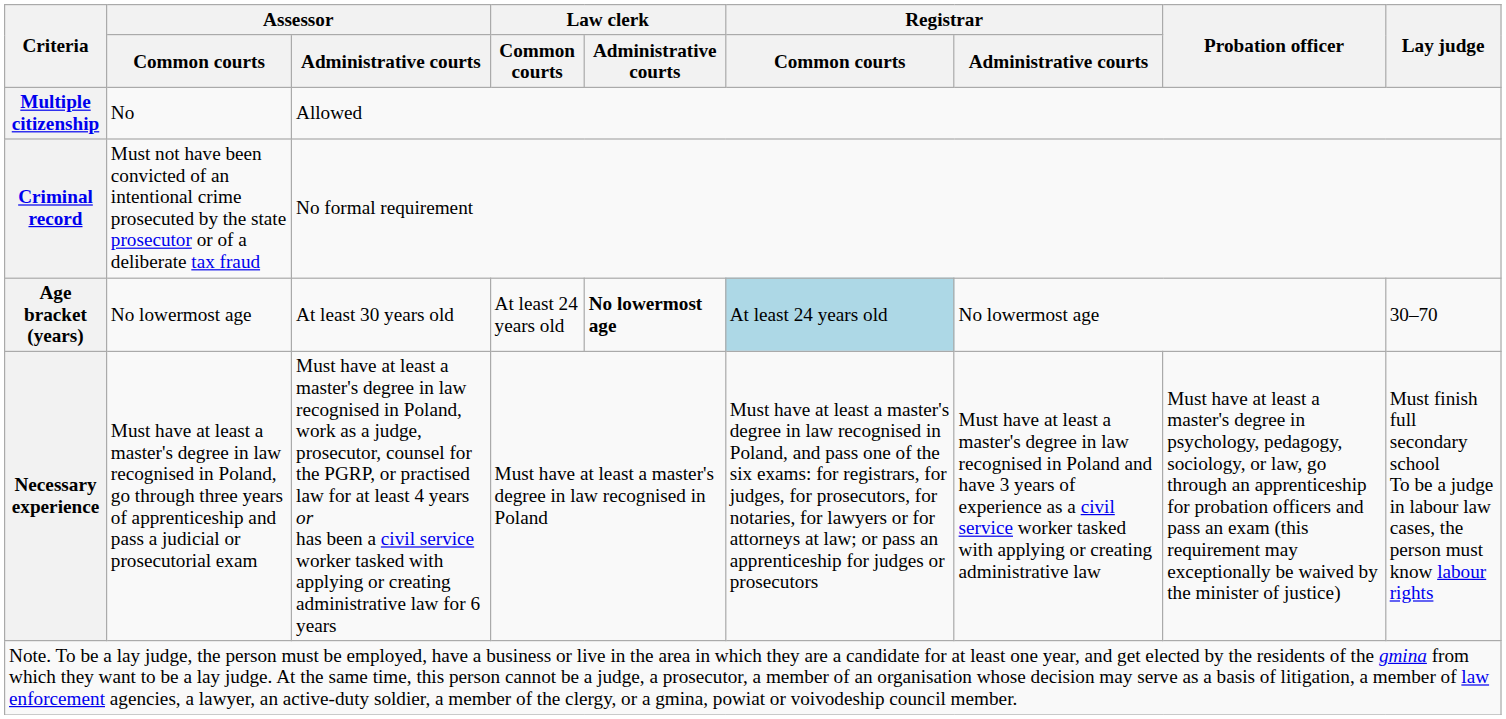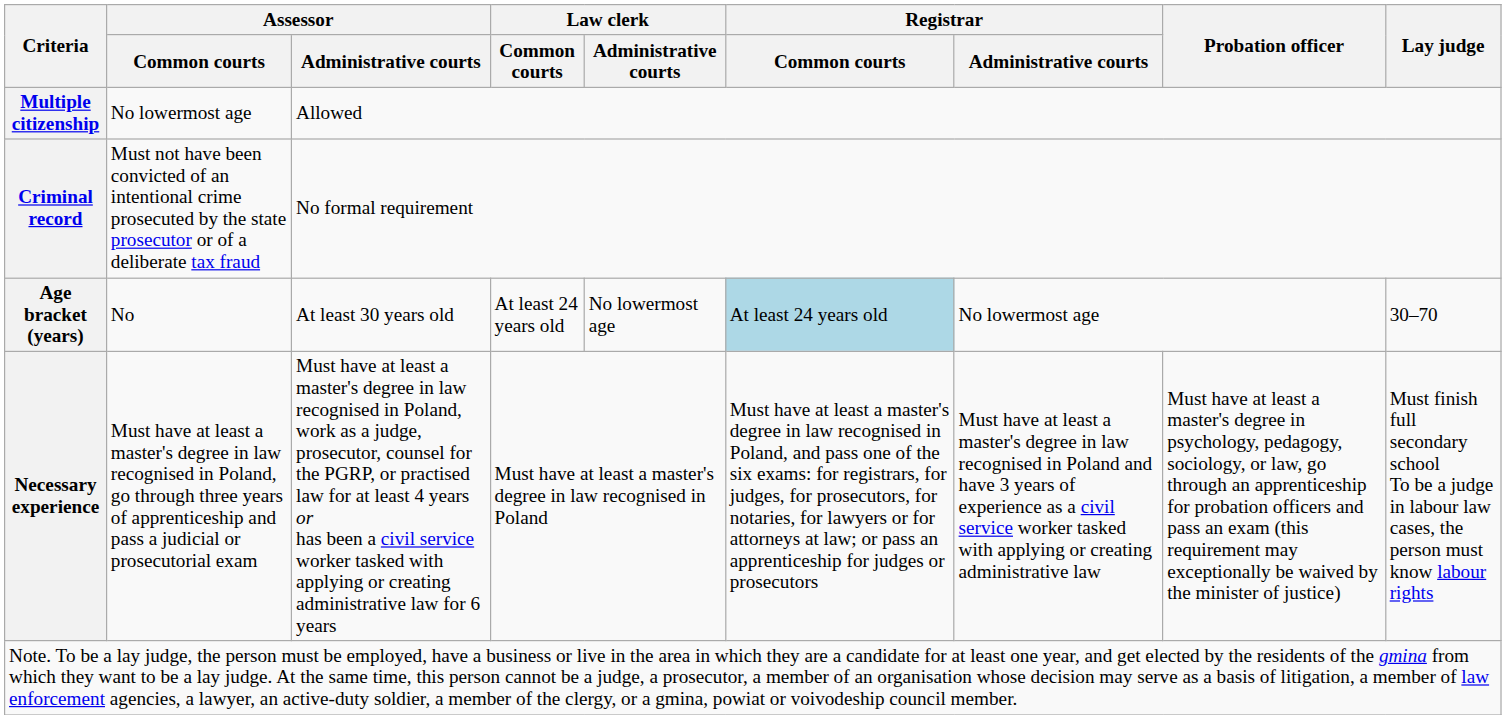(123, 113) No -> (181, 113) No lowermost age
(181, 314) No lowermost age -> (123, 314) No
(645, 314) bold -> (643, 314) normal
